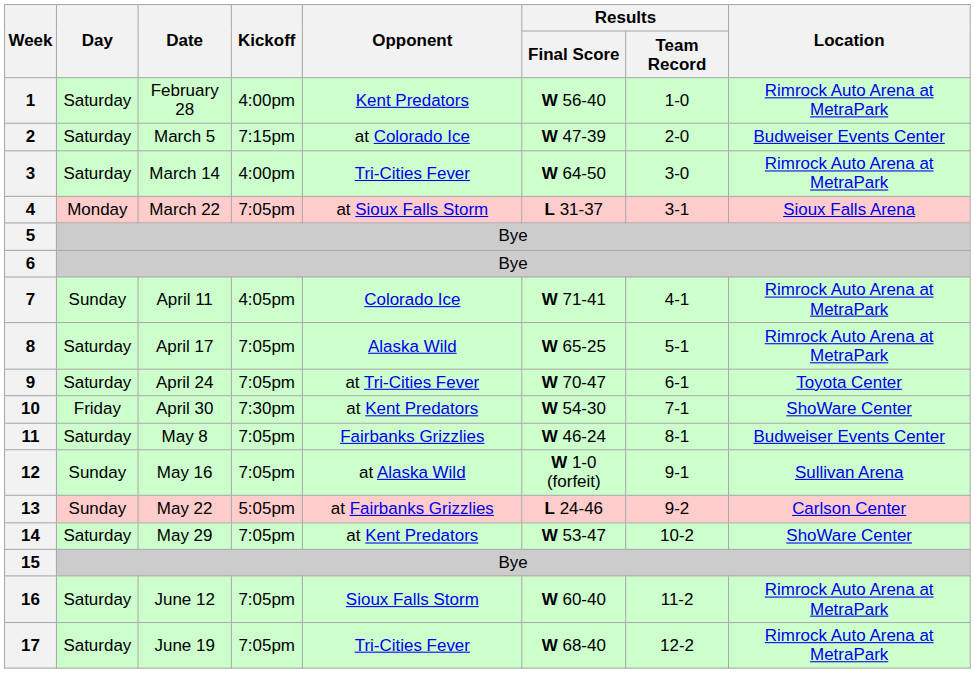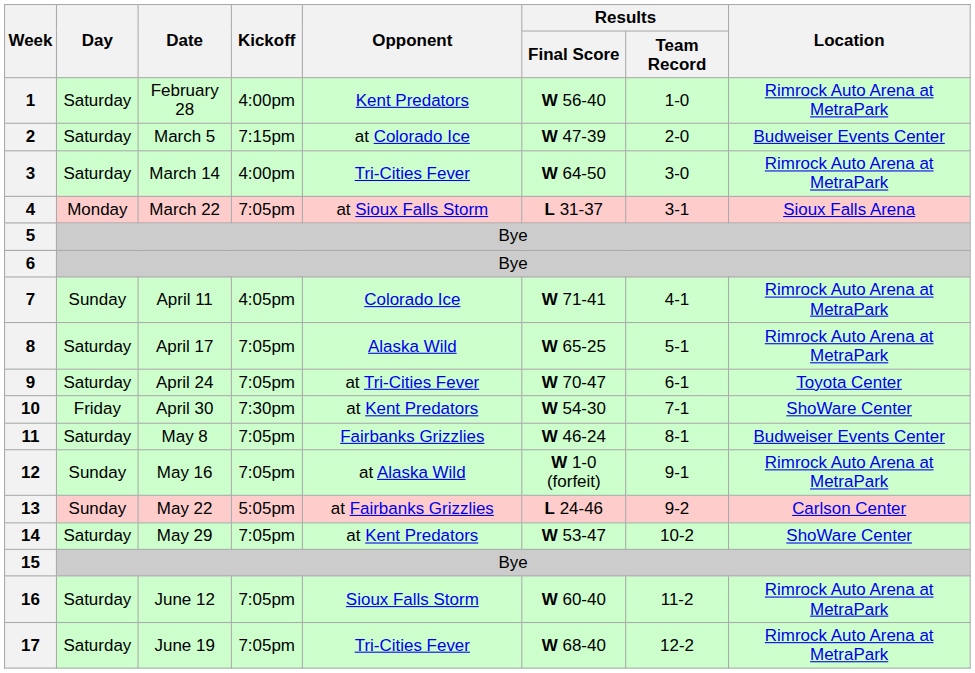(849, 472) Sullivan Arena -> (849, 472) Rimrock Auto Arena at MetraPark
